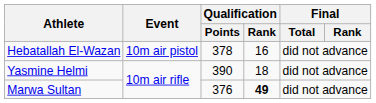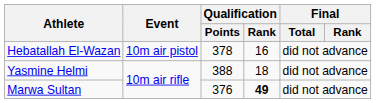(222, 71) 390 -> (222, 71) 388
